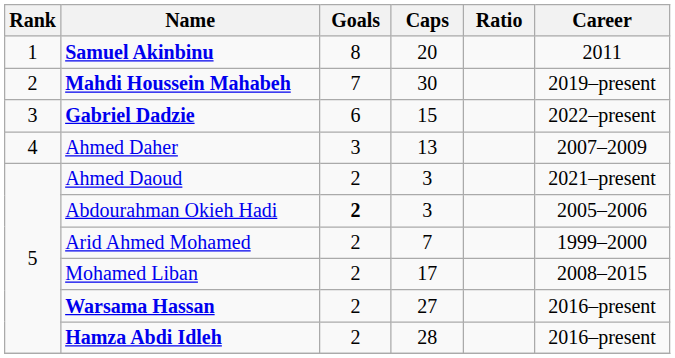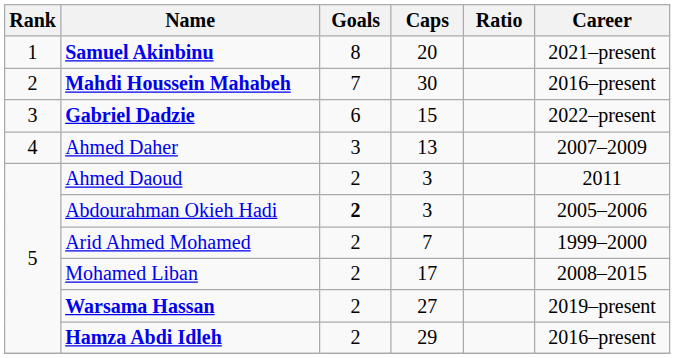(602, 52) 2011 -> (602, 52) 2021–present
(602, 83) 2019–present -> (602, 83) 2016–present
(602, 178) 2021–present -> (602, 178) 2011
(602, 305) 2016–present -> (602, 305) 2019–present
(427, 337) 28 -> (427, 337) 29
